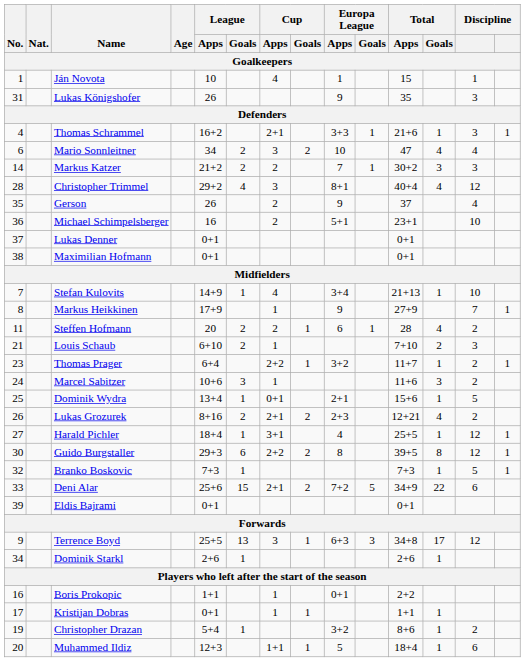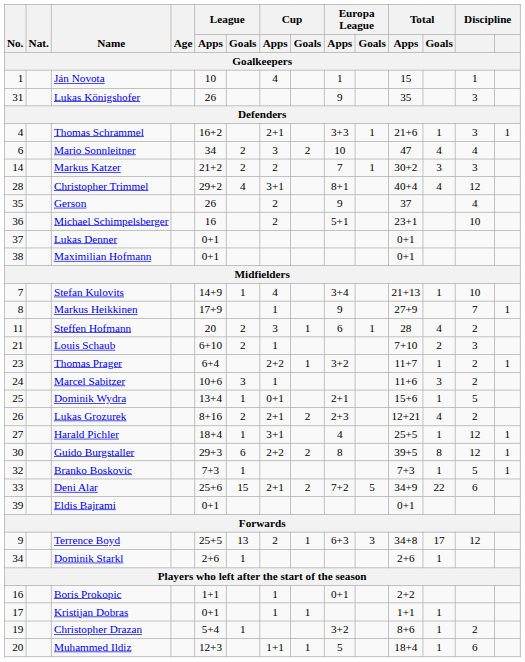(275, 185) 3 -> (275, 185) 3+1
(275, 327) 2 -> (275, 327) 3
(275, 541) 3 -> (275, 541) 2
